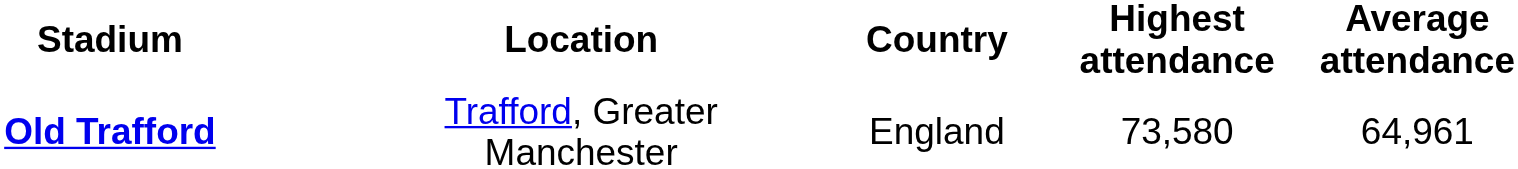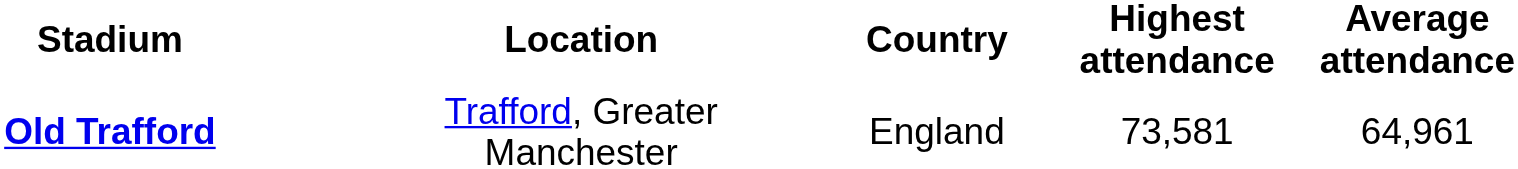(1177, 132) 73,580 -> (1177, 132) 73,581
